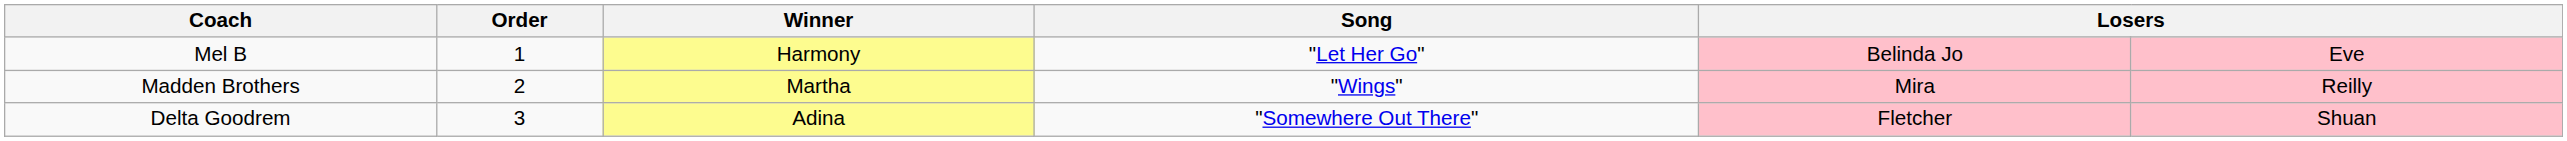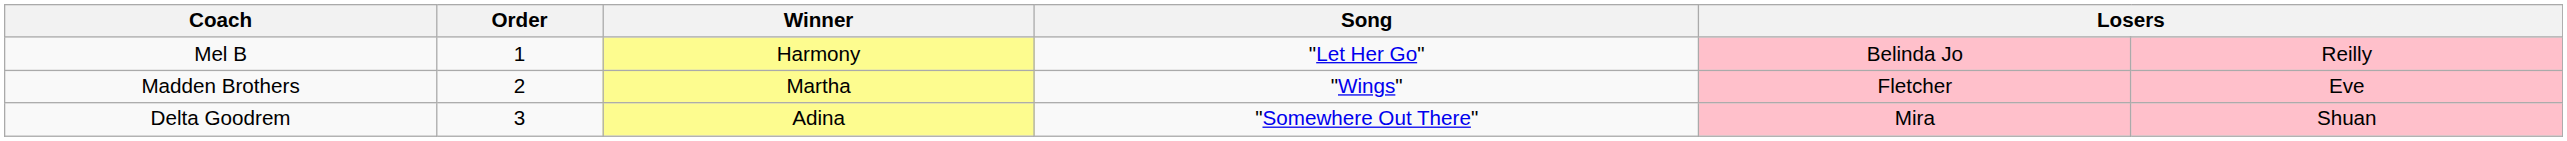(2347, 53) Eve -> (2347, 53) Reilly
(1915, 86) Mira -> (1915, 86) Fletcher
(2347, 86) Reilly -> (2347, 86) Eve
(1915, 119) Fletcher -> (1915, 119) Mira
